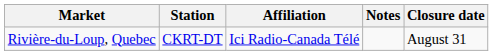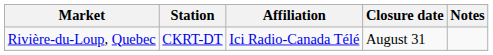columns swapped: (446, 15) <-> (383, 15)
